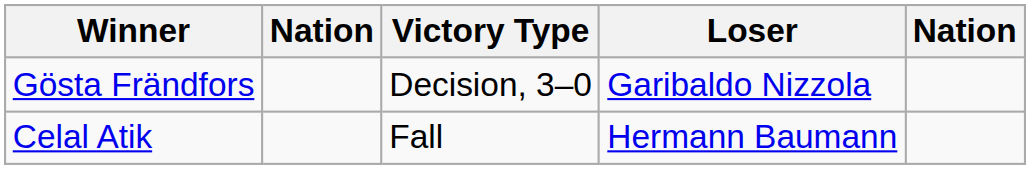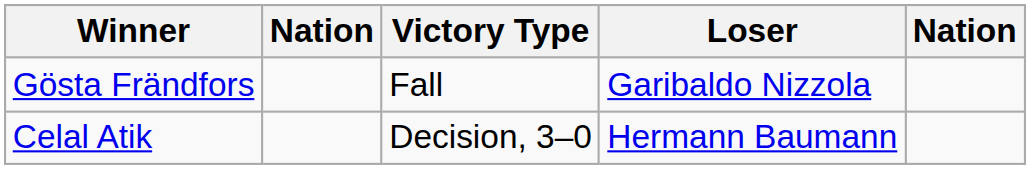(491, 84) Decision, 3–0 -> (416, 84) Fall
(416, 137) Fall -> (491, 137) Decision, 3–0
